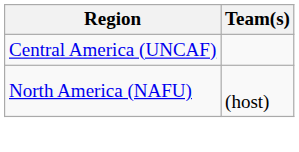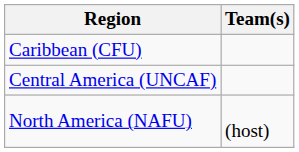+ row: (75, 49)
